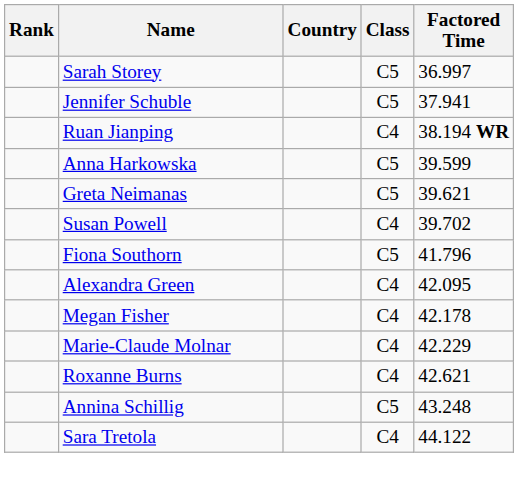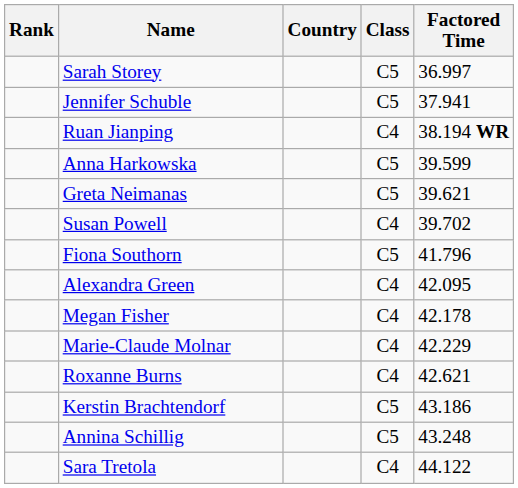+ row: (144, 406)
